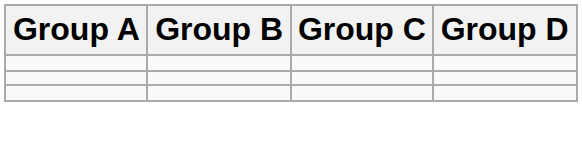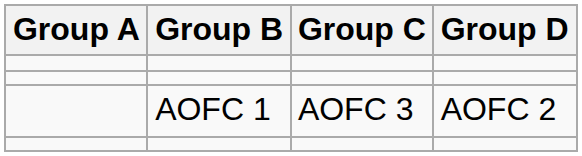+ row: (213, 110)
